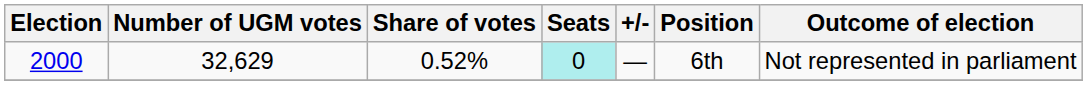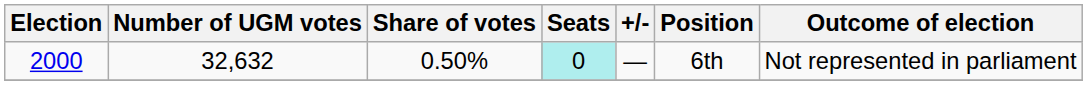(238, 60) 32,629 -> (238, 60) 32,632
(454, 60) 0.52% -> (454, 60) 0.50%
